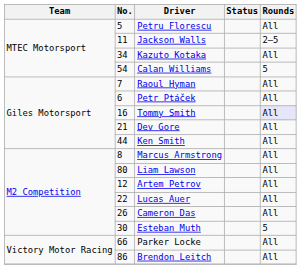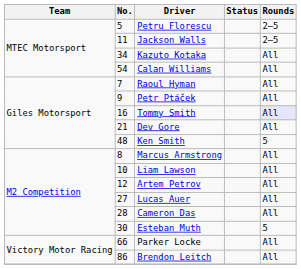(270, 26) All -> (270, 26) 2–5
(265, 70) 5 -> (270, 70) All
(120, 98) 6 -> (120, 98) 9
(122, 142) 44 -> (122, 142) 48
(270, 142) All -> (265, 142) 5
(122, 171) 80 -> (122, 171) 10
(122, 199) 22 -> (122, 199) 27
(122, 214) 26 -> (122, 214) 28
